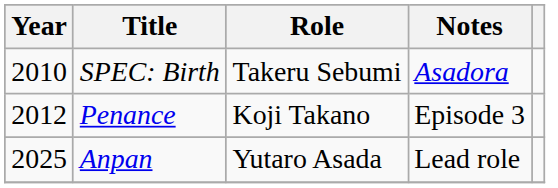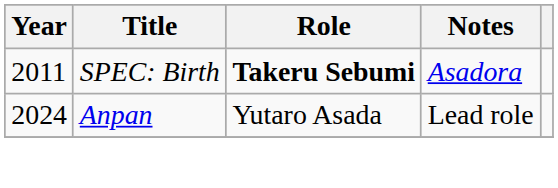(39, 70) 2010 -> (39, 70) 2011
(317, 70) normal -> (324, 70) bold
- row: (128, 114)
(39, 159) 2025 -> (39, 114) 2024
